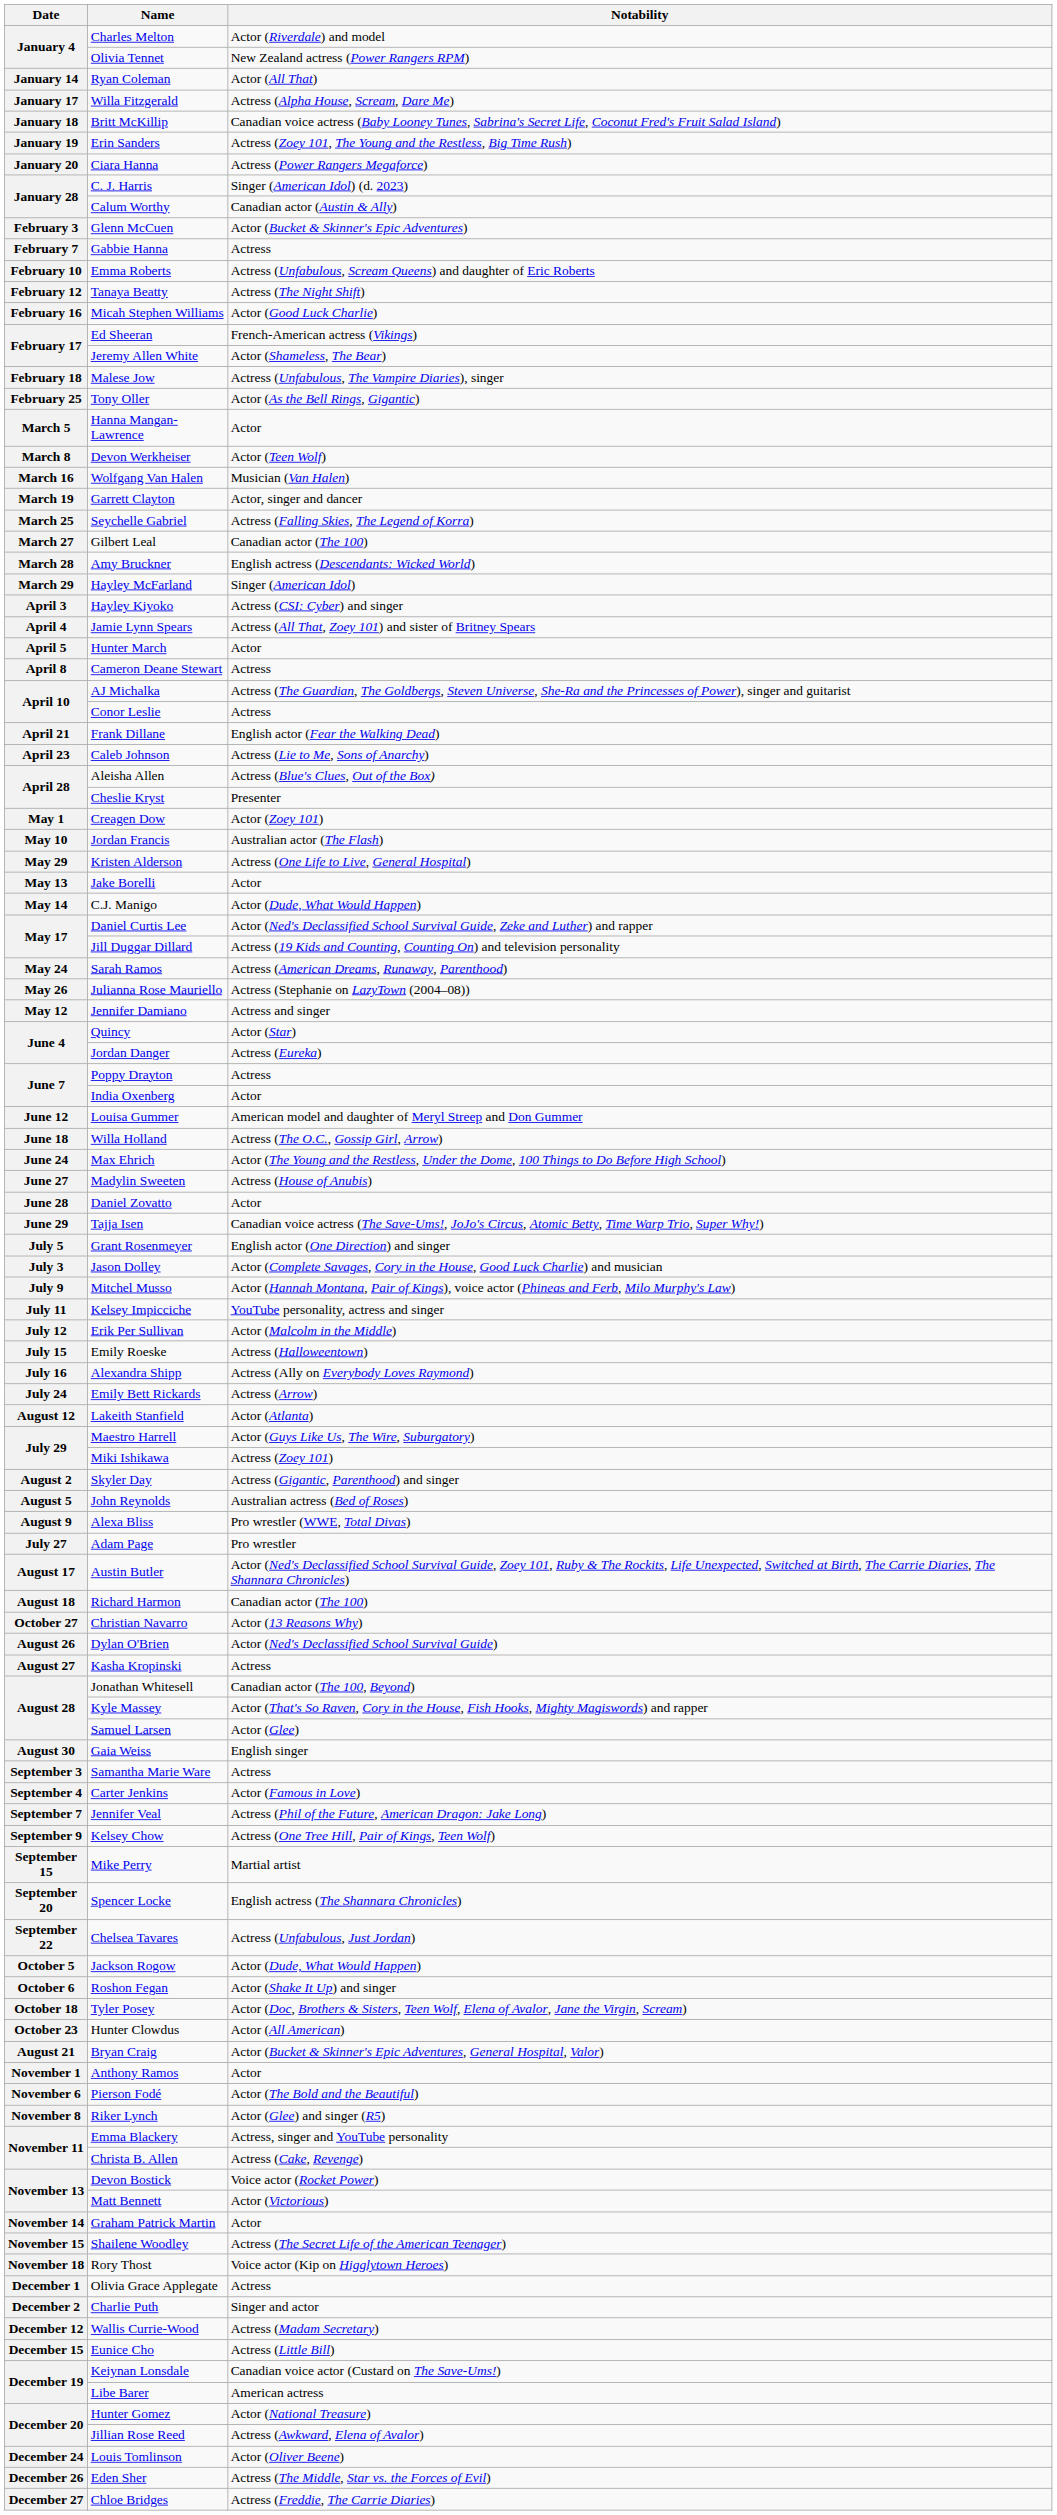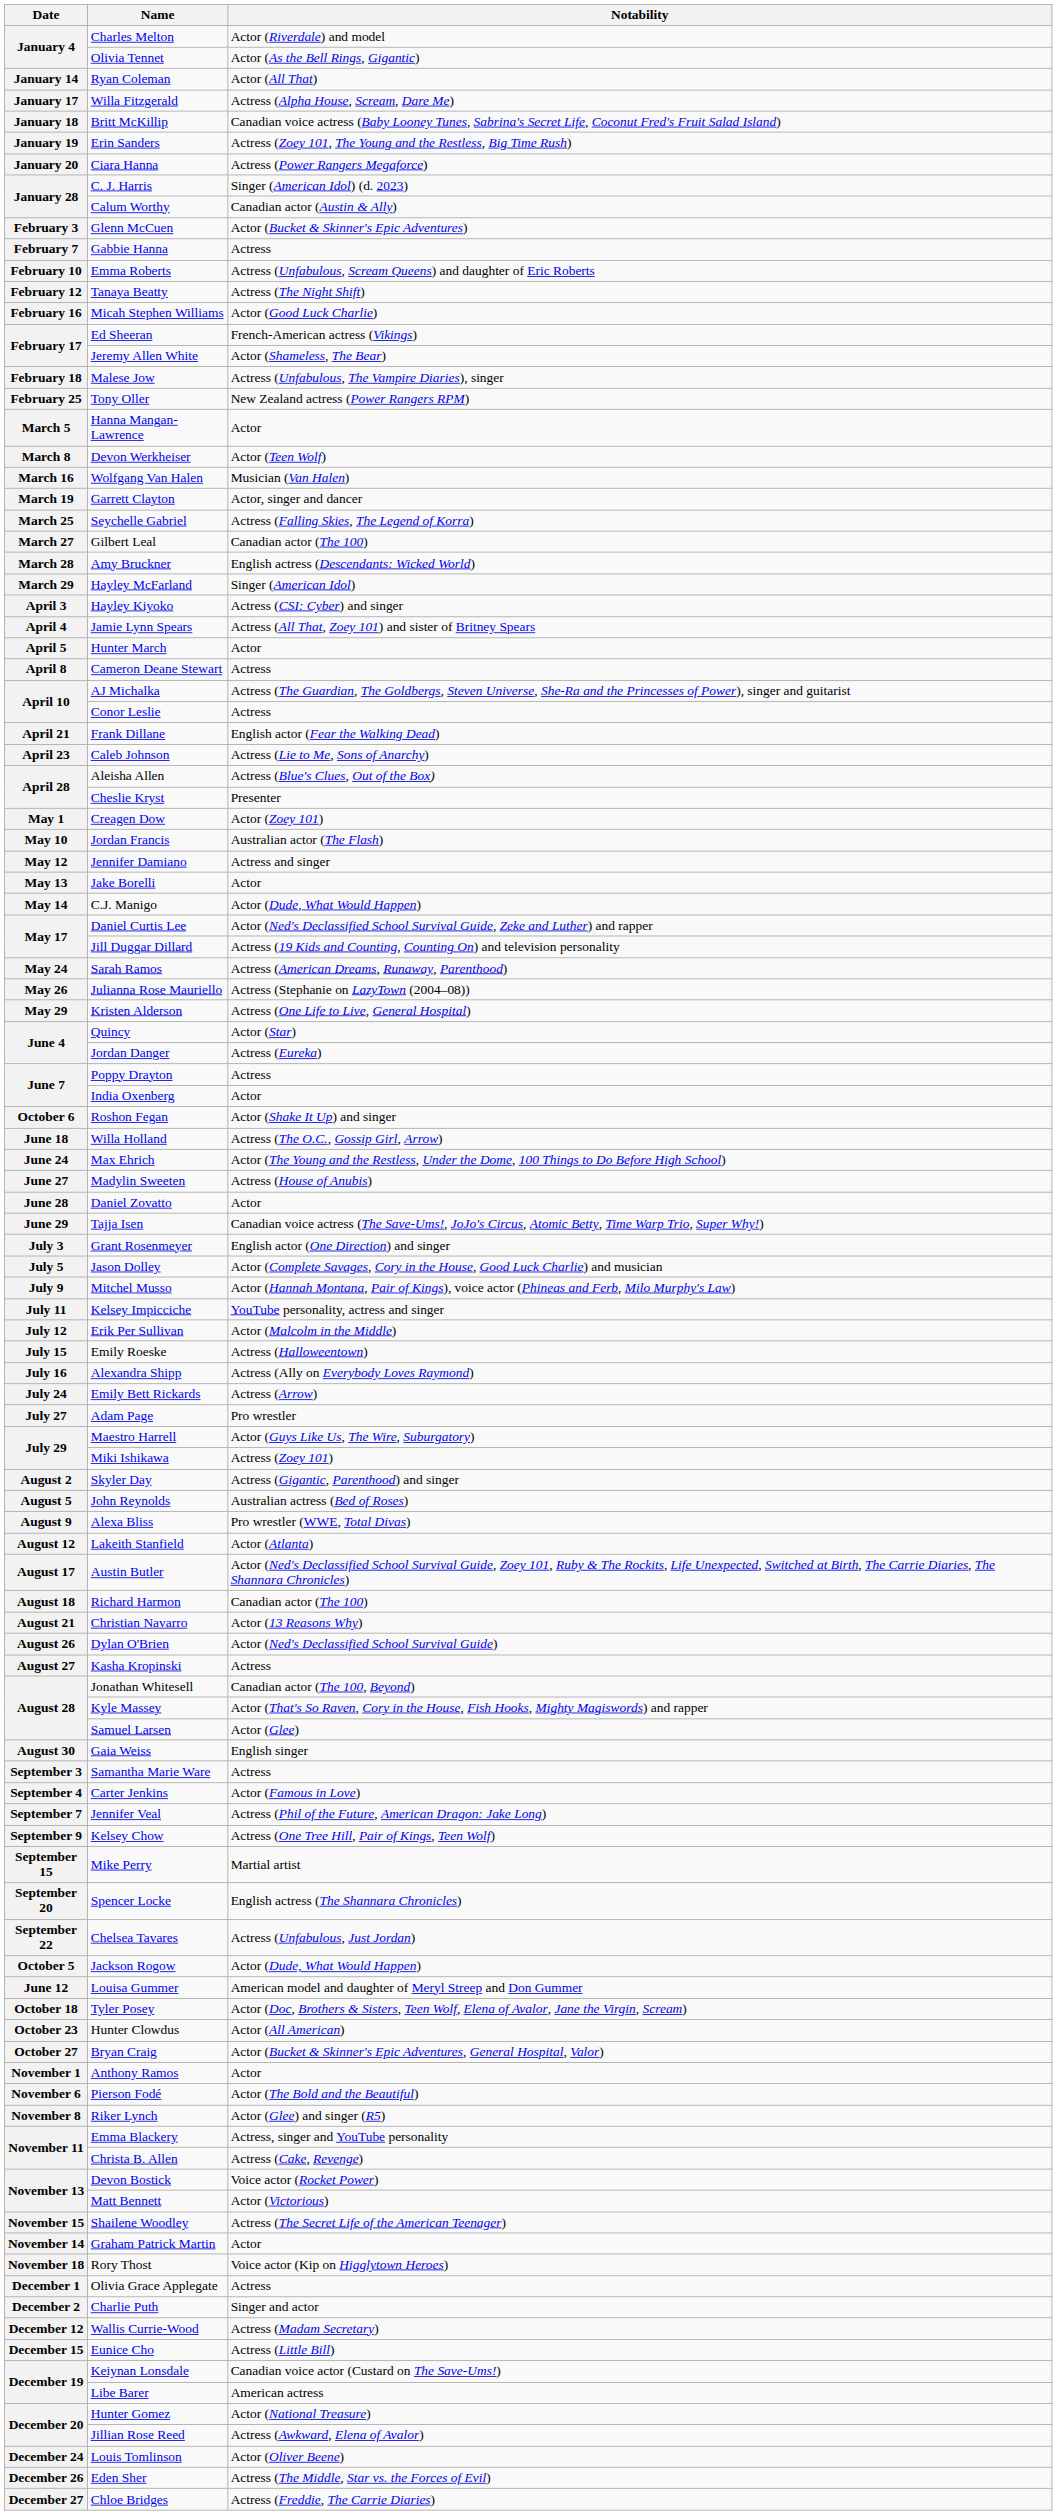(350, 57) New Zealand actress (Power Rangers RPM) -> (325, 57) Actor (As the Bell Rings, Gigantic)
(325, 398) Actor (As the Bell Rings, Gigantic) -> (350, 398) New Zealand actress (Power Rangers RPM)
rows swapped: (139, 1010) <-> (136, 861)
rows swapped: (135, 1117) <-> (129, 1987)
(46, 1245) July 5 -> (46, 1245) July 3
(46, 1266) July 3 -> (46, 1266) July 5
rows swapped: (122, 1543) <-> (137, 1415)
(46, 1622) October 27 -> (46, 1622) August 21
(46, 2051) August 21 -> (46, 2051) October 27
rows swapped: (153, 2222) <-> (140, 2243)
